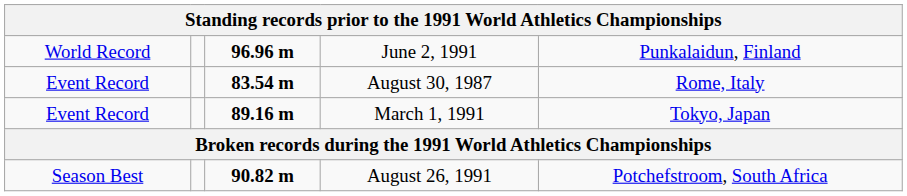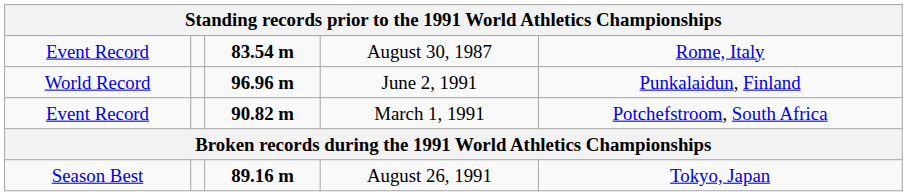rows swapped: (429, 50) <-> (429, 81)
(263, 112) 89.16 m -> (263, 112) 90.82 m
(720, 112) Tokyo, Japan -> (720, 112) Potchefstroom, South Africa
(263, 174) 90.82 m -> (263, 174) 89.16 m
(720, 174) Potchefstroom, South Africa -> (720, 174) Tokyo, Japan
